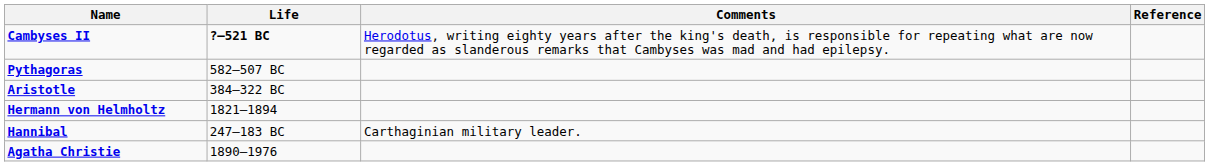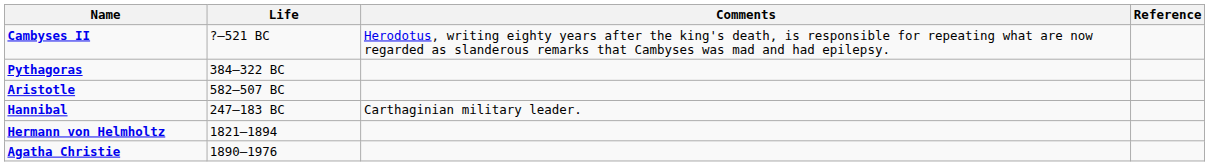(240, 35) bold -> (240, 35) normal
(247, 70) 582–507 BC -> (247, 70) 384–322 BC
(247, 90) 384–322 BC -> (247, 90) 582–507 BC
rows swapped: (38, 131) <-> (86, 110)
